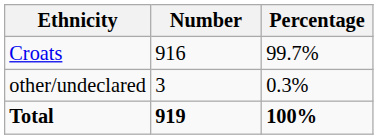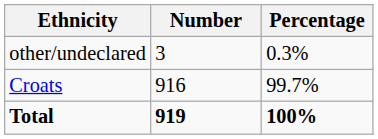rows swapped: (36, 52) <-> (78, 85)
